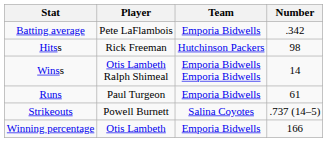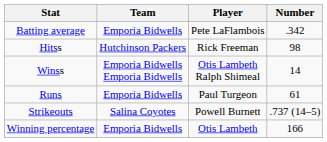columns swapped: (136, 13) <-> (221, 13)
